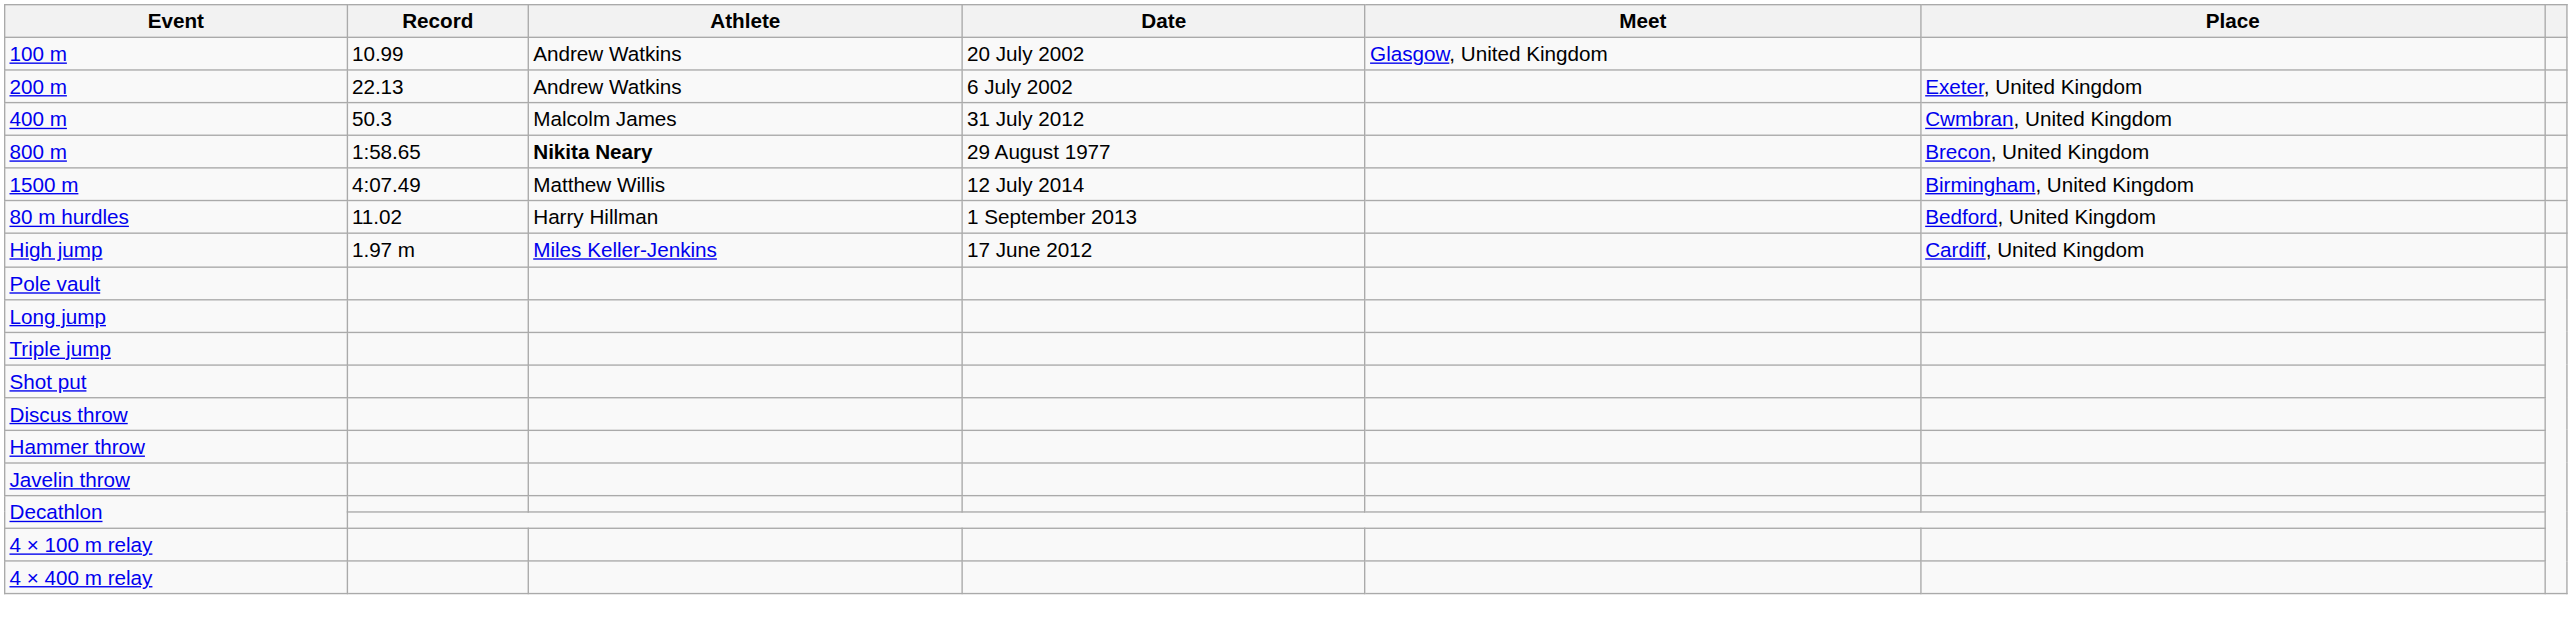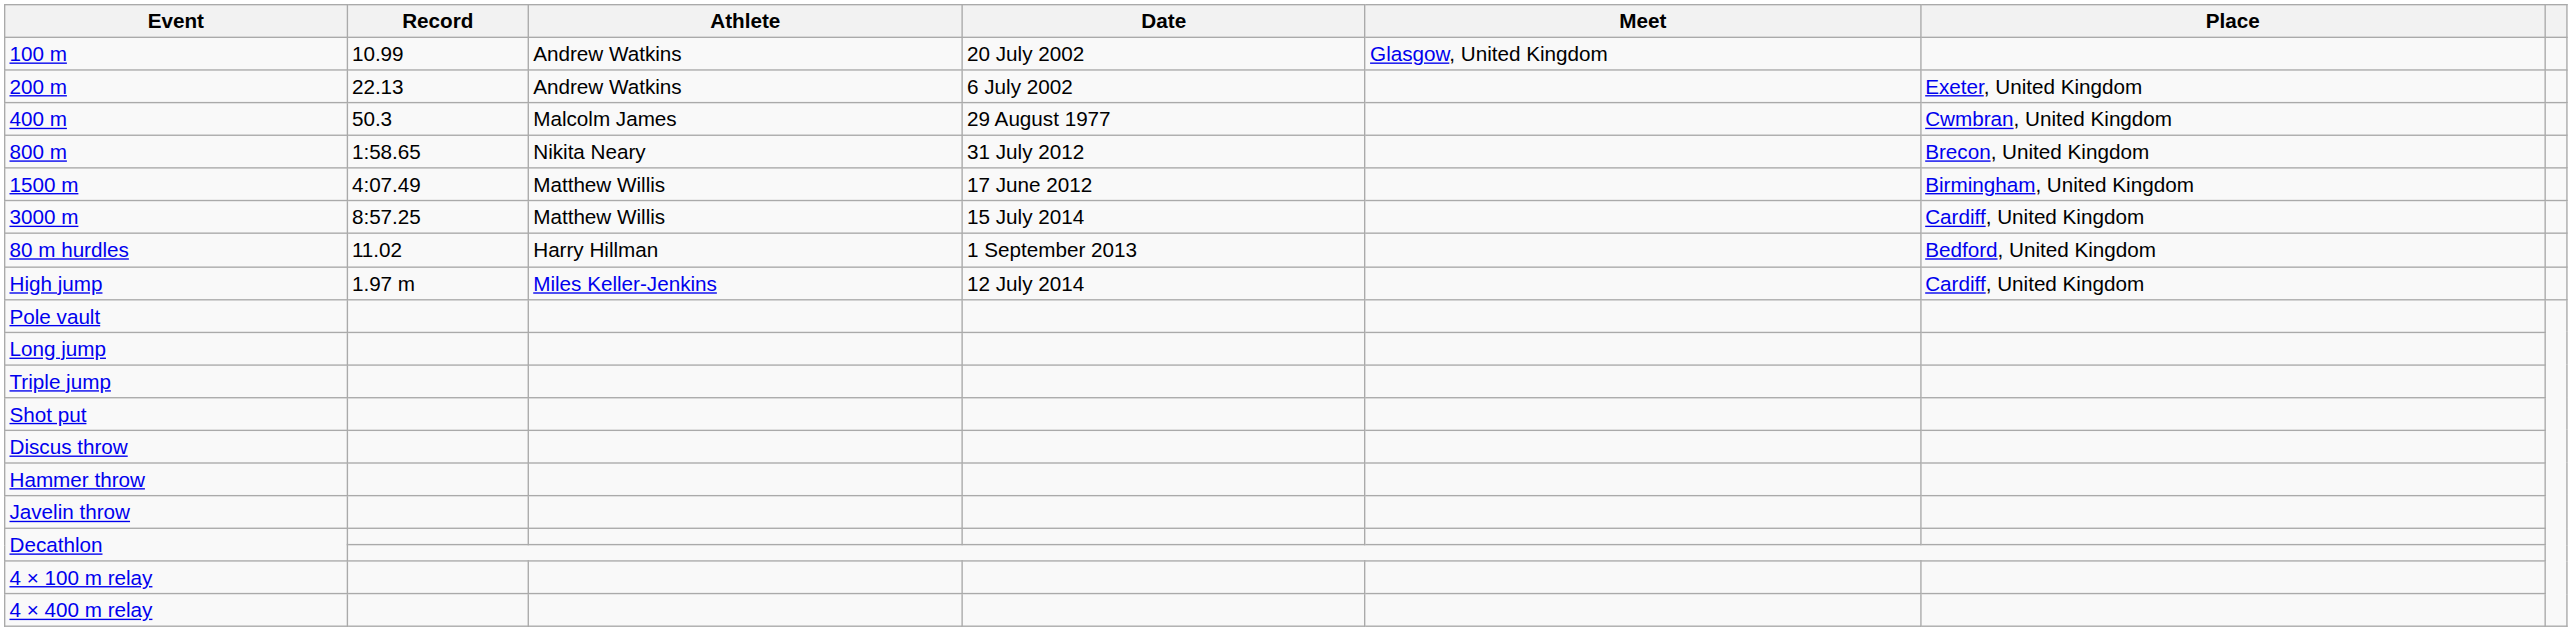(1026, 119) 31 July 2012 -> (1039, 119) 29 August 1977
(593, 152) bold -> (589, 152) normal
(1039, 152) 29 August 1977 -> (1026, 152) 31 July 2012
(1026, 185) 12 July 2014 -> (1030, 185) 17 June 2012
+ row: (44, 218)
(1030, 250) 17 June 2012 -> (1026, 283) 12 July 2014
